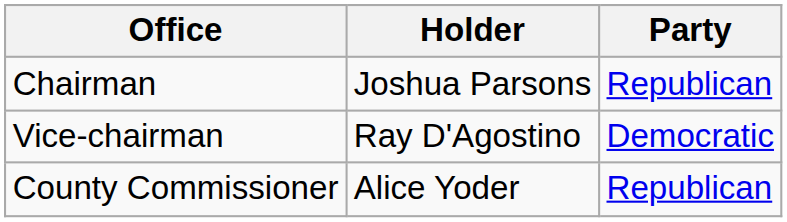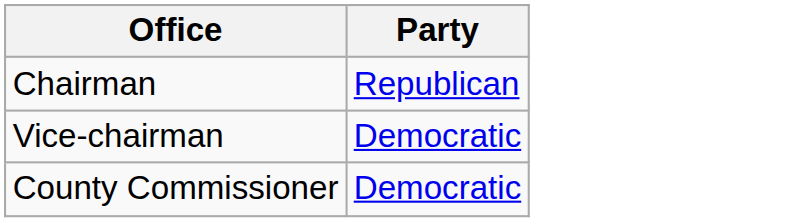- column: (472, 30)
(689, 188) Republican -> (437, 188) Democratic
